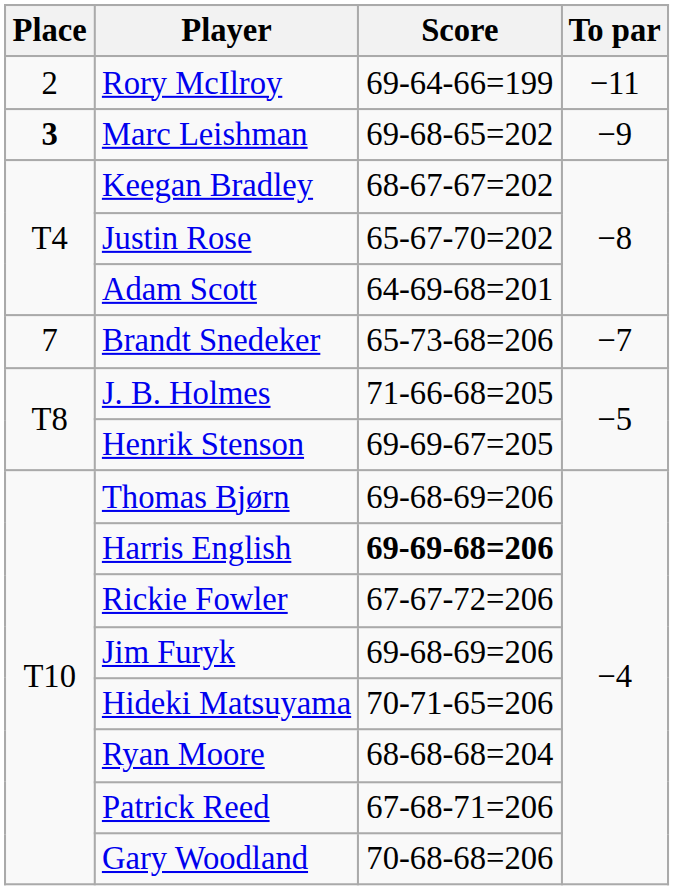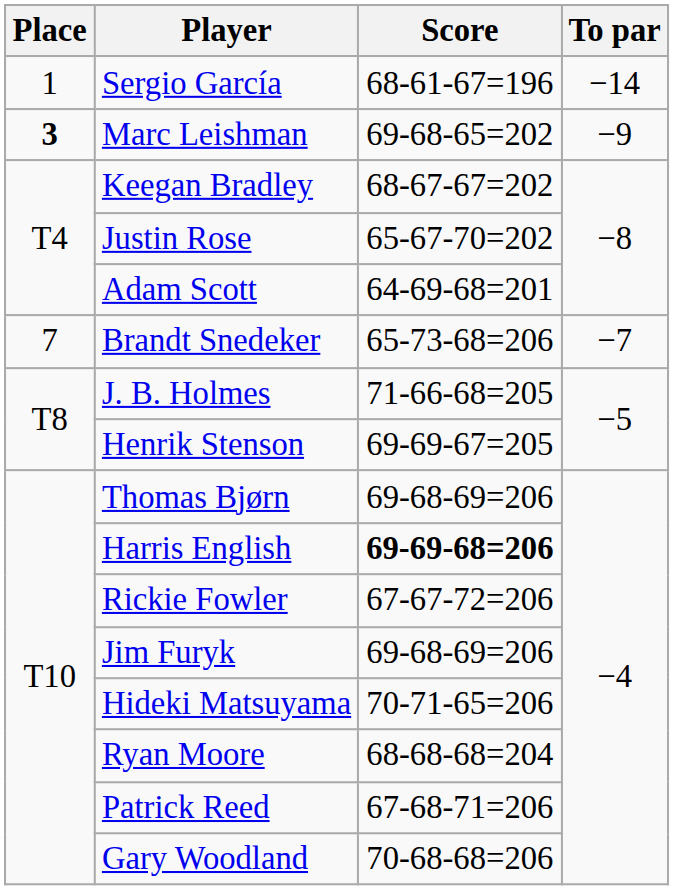+ row: (192, 82)
- row: (192, 82)
